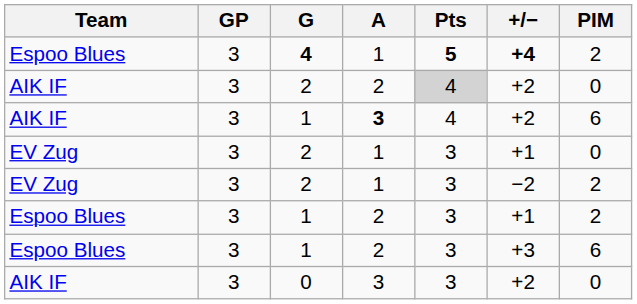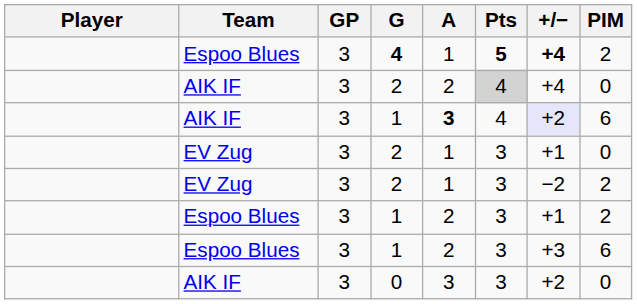+ column: (92, 20)
(523, 86) +2 -> (553, 86) +4
(523, 119) no background -> (553, 119) lavender background
